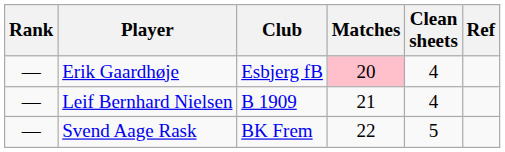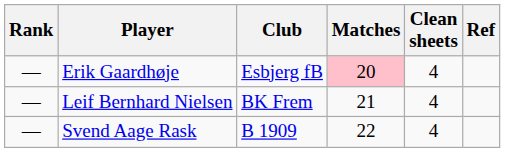(269, 101) B 1909 -> (277, 101) BK Frem
(277, 131) BK Frem -> (269, 131) B 1909
(433, 131) 5 -> (433, 131) 4
